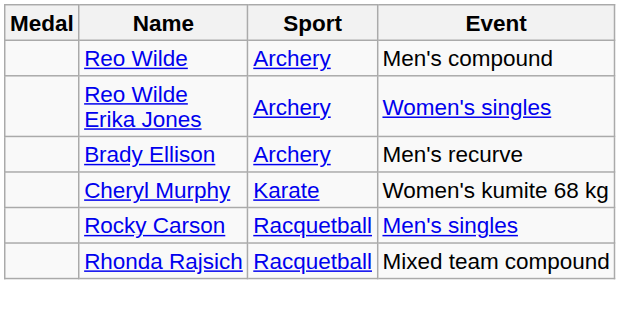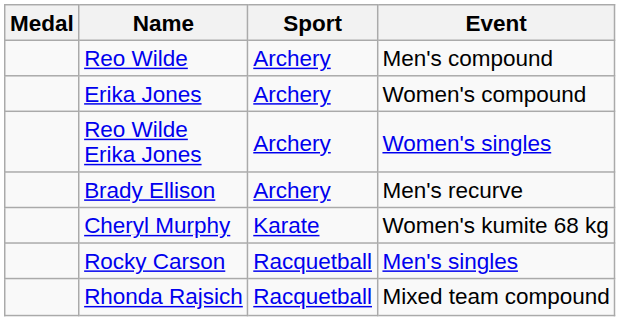+ row: (143, 94)
